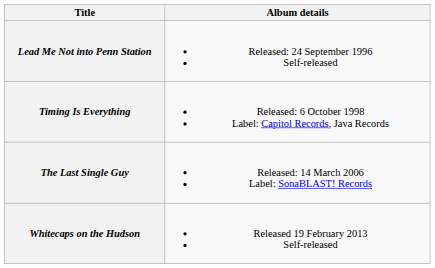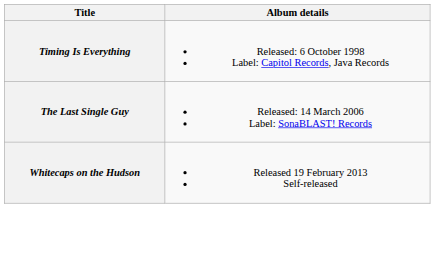- row: (85, 51)
